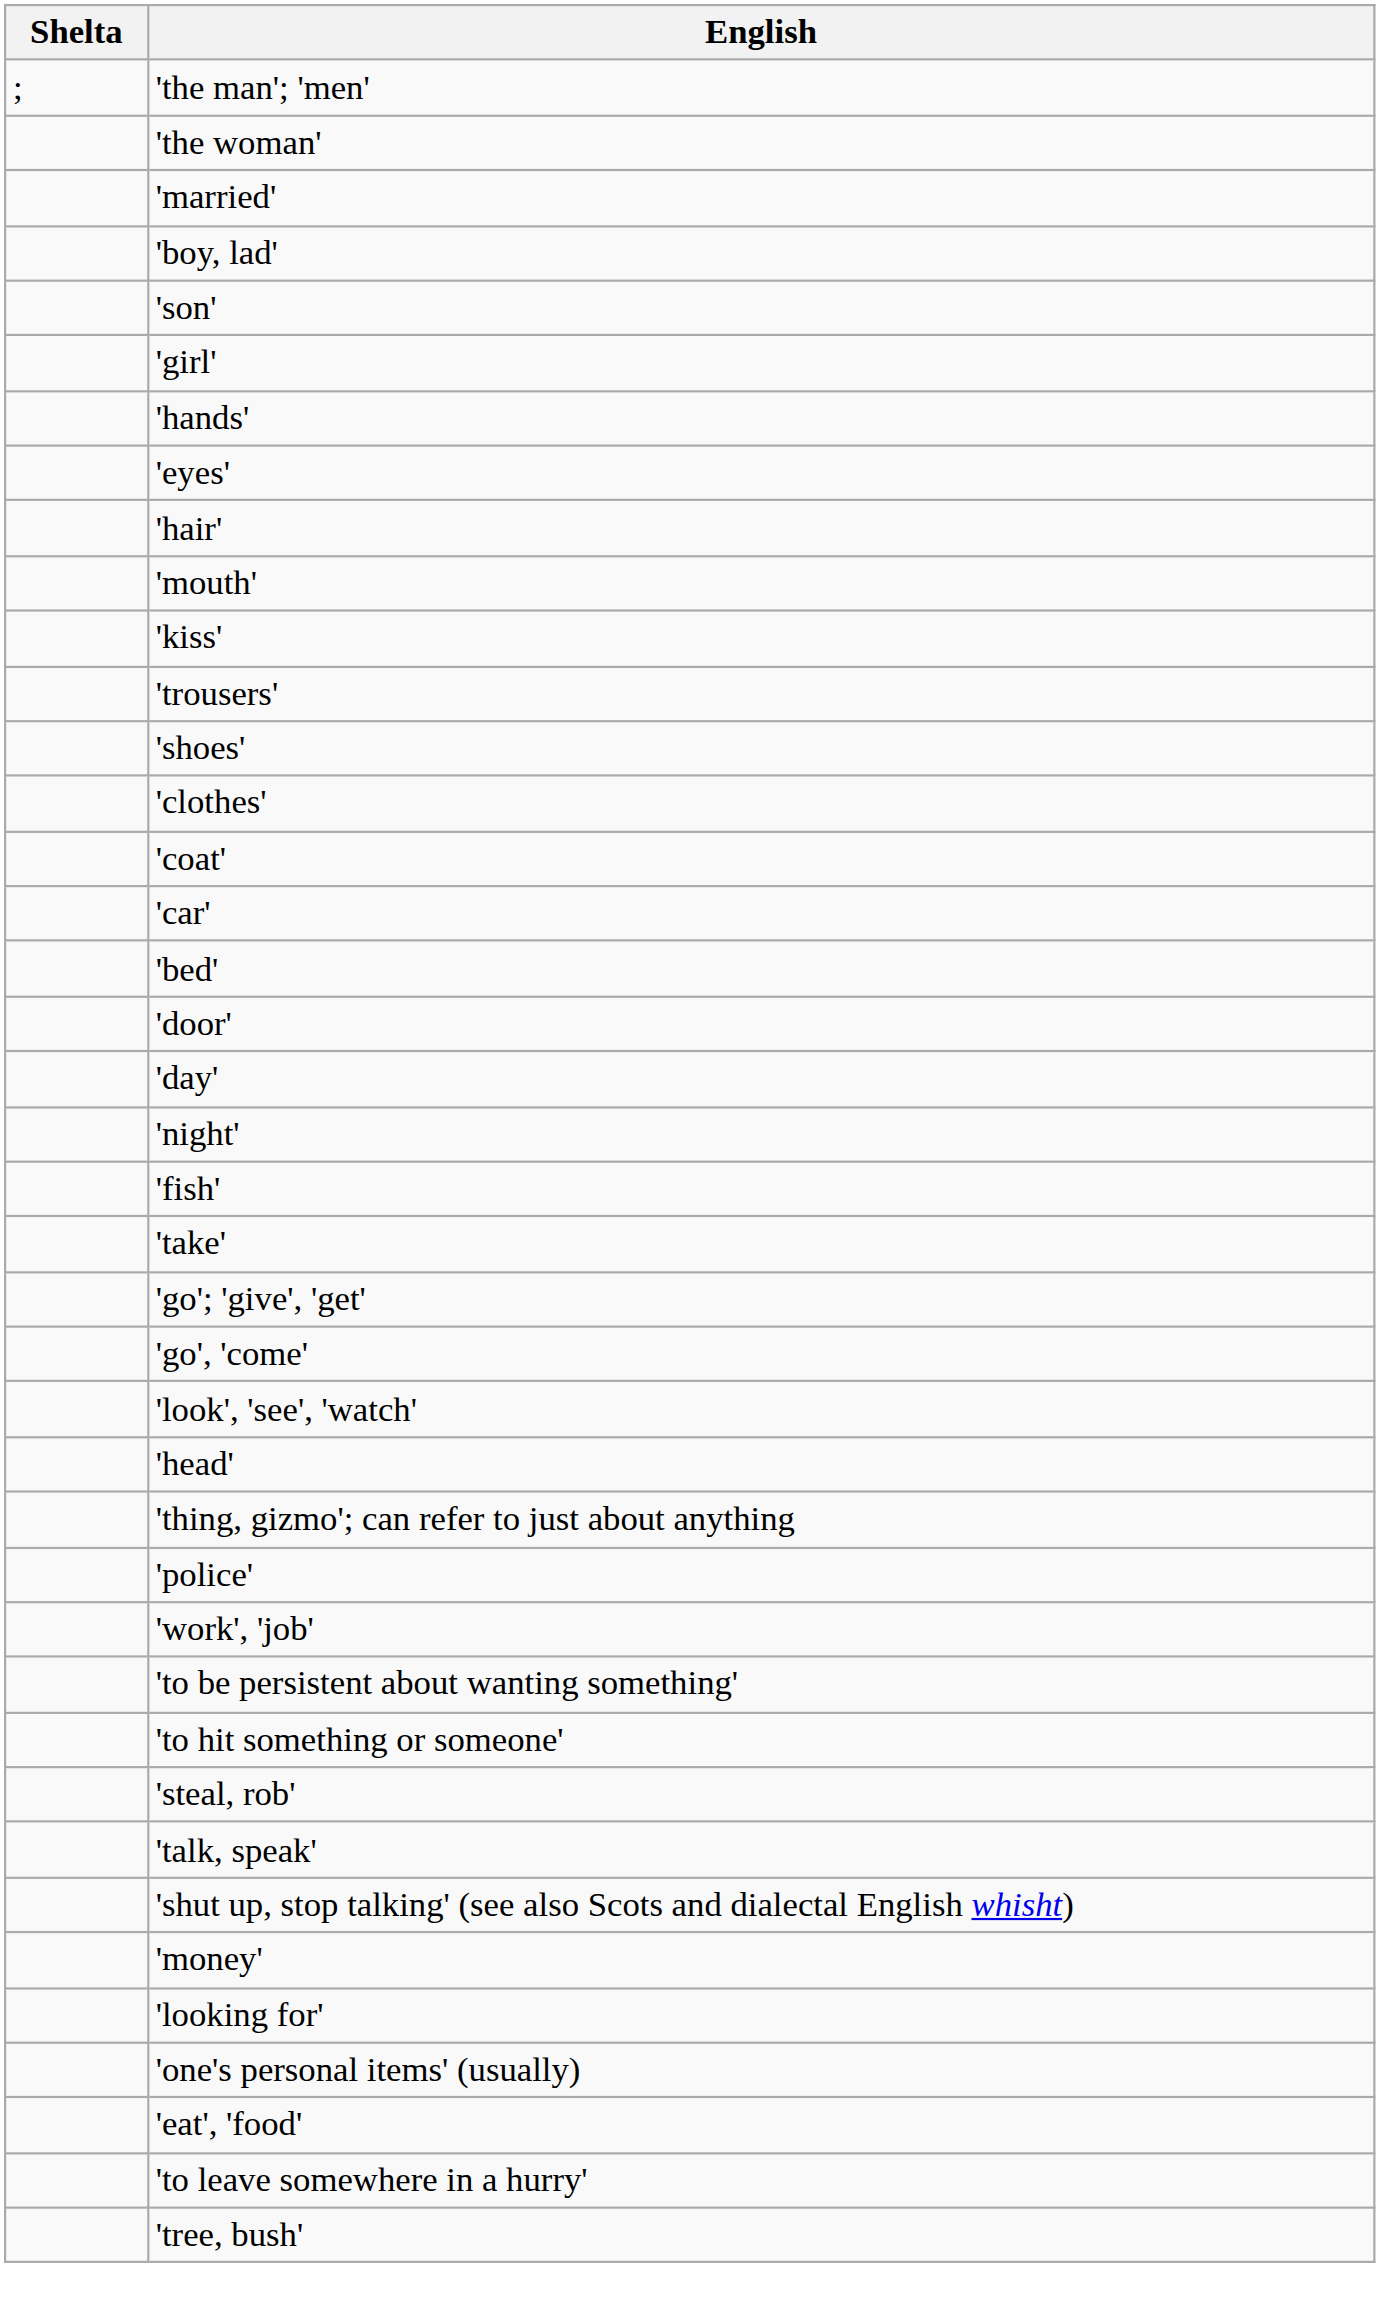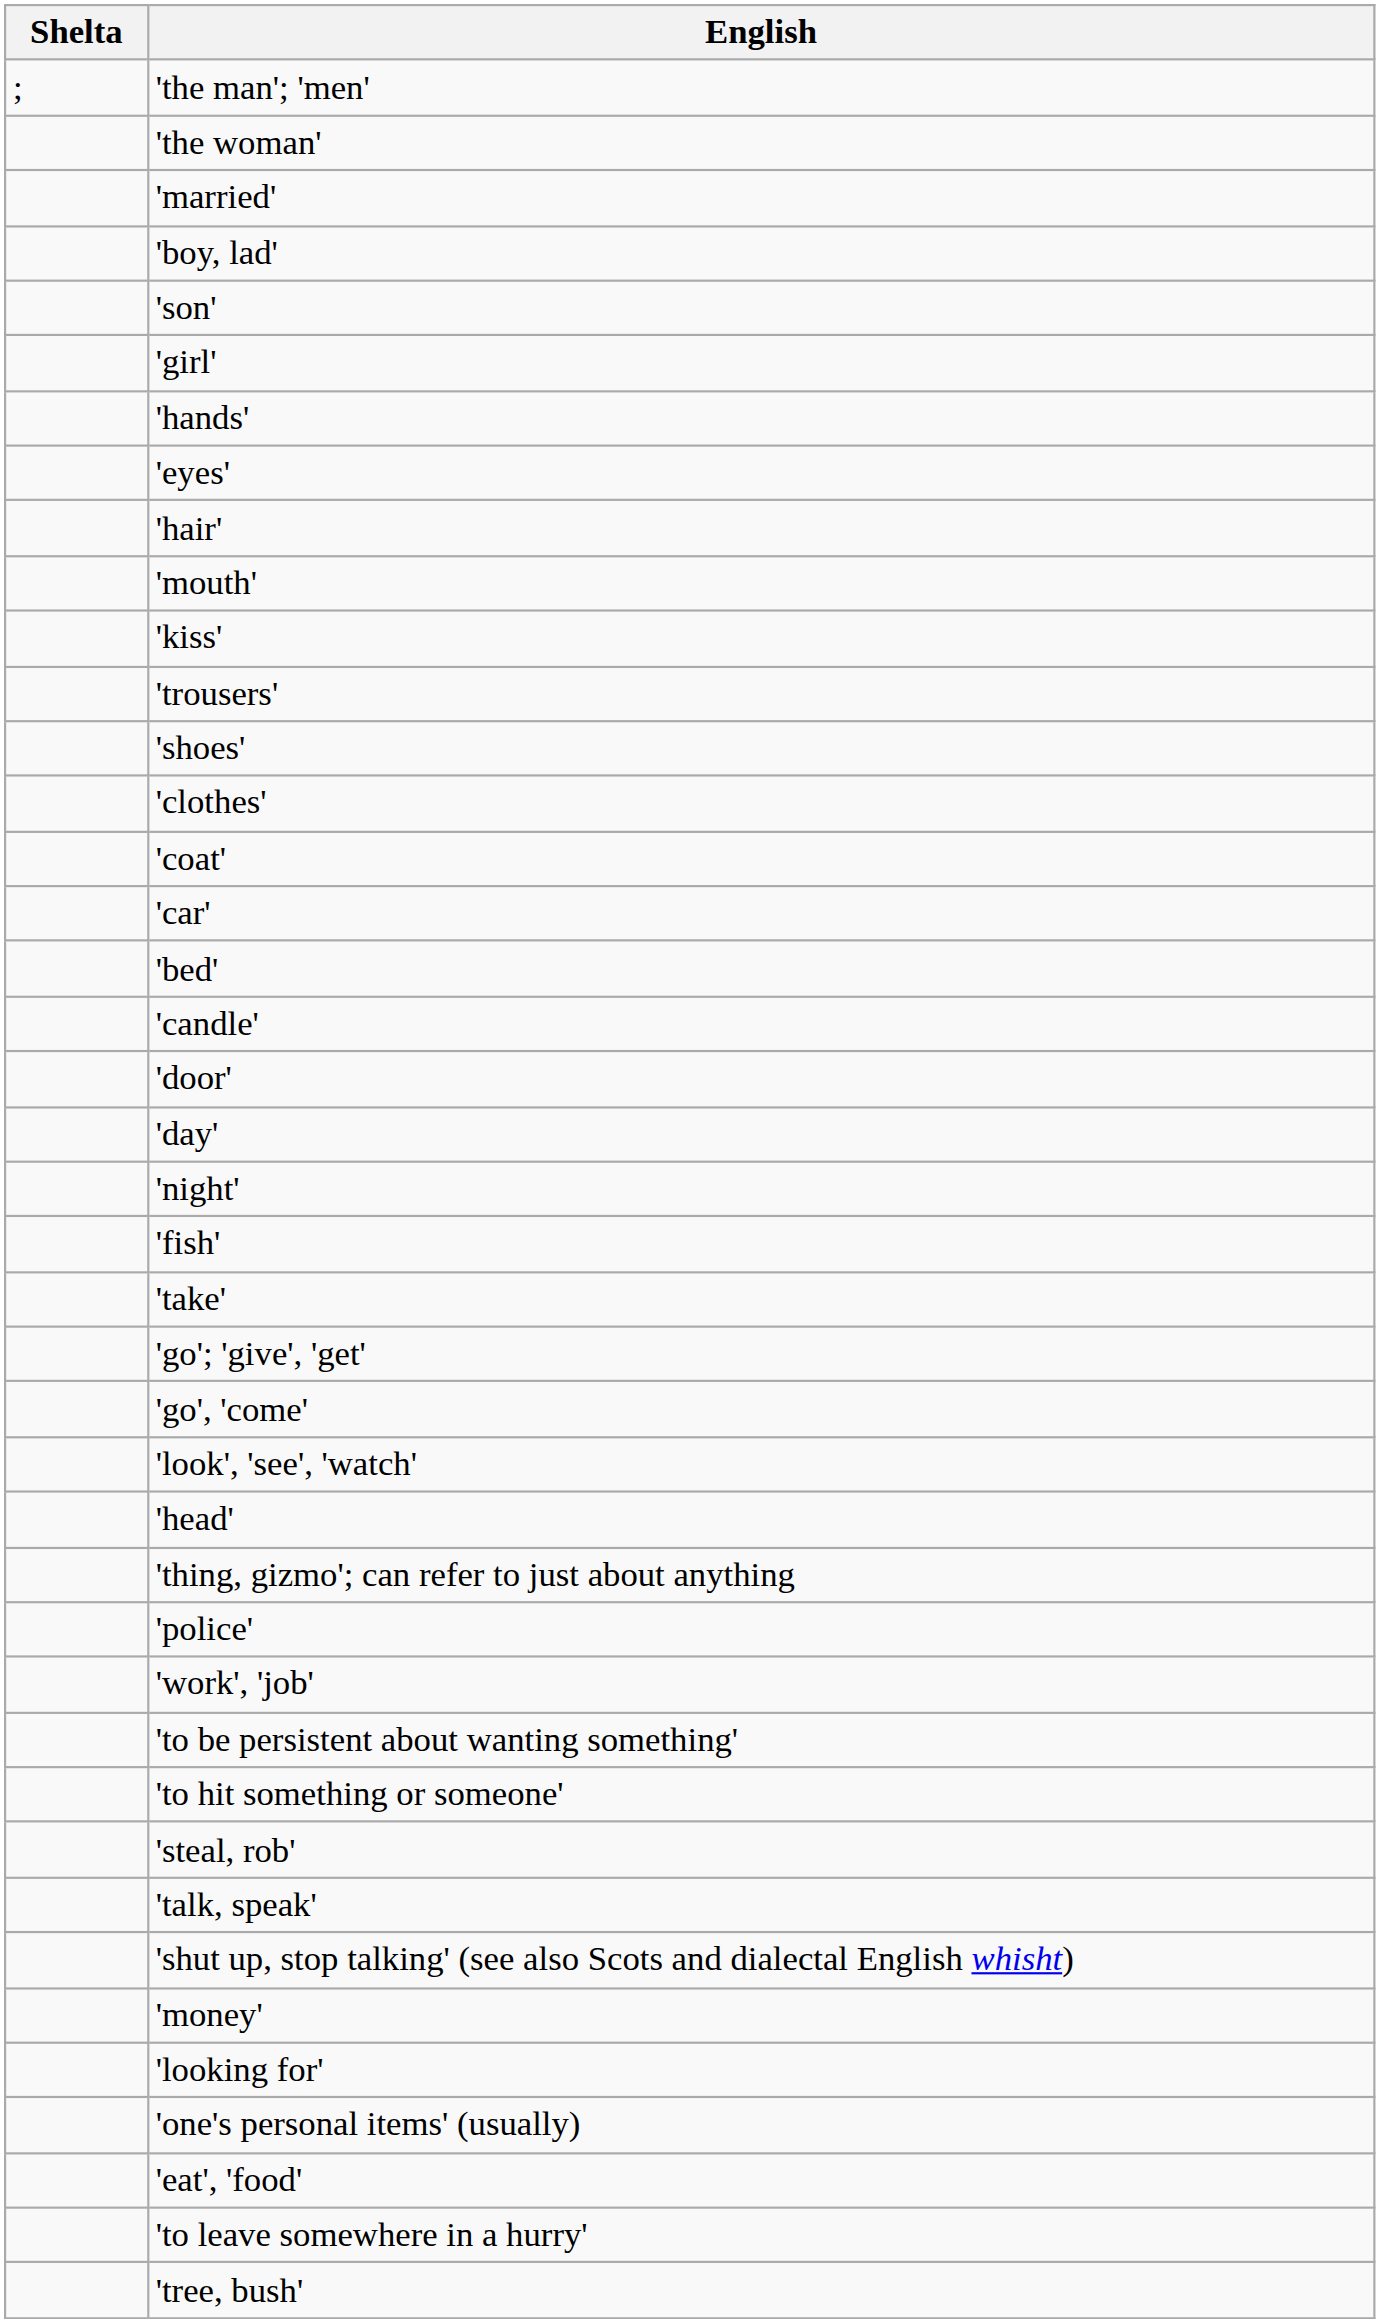+ row: (207, 1023)
